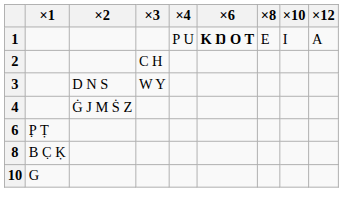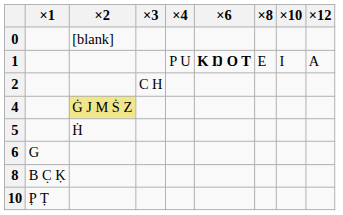+ row: (15, 38)
- row: (15, 84)
(102, 107) no background -> (102, 107) khaki background
+ row: (15, 130)
(39, 130) P̣ Ṭ -> (34, 152) G
(34, 175) G -> (39, 198) P̣ Ṭ
